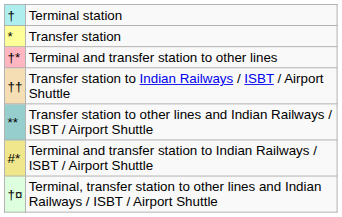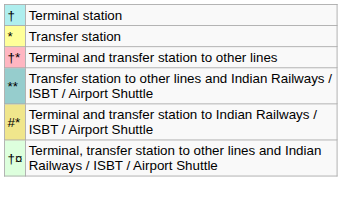- row: (176, 86)
